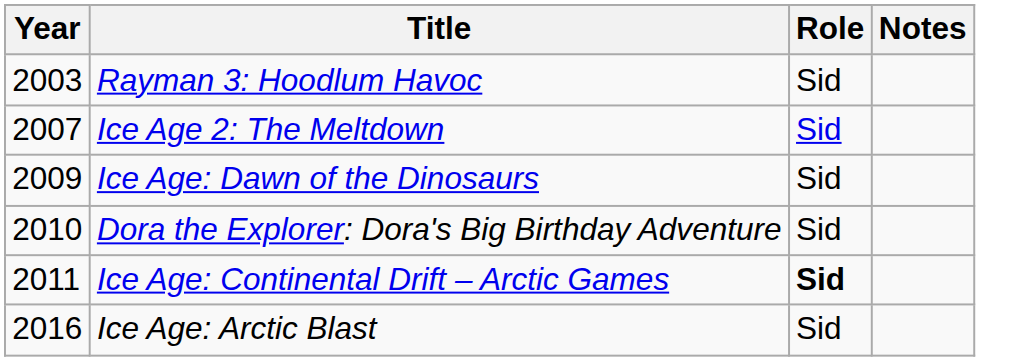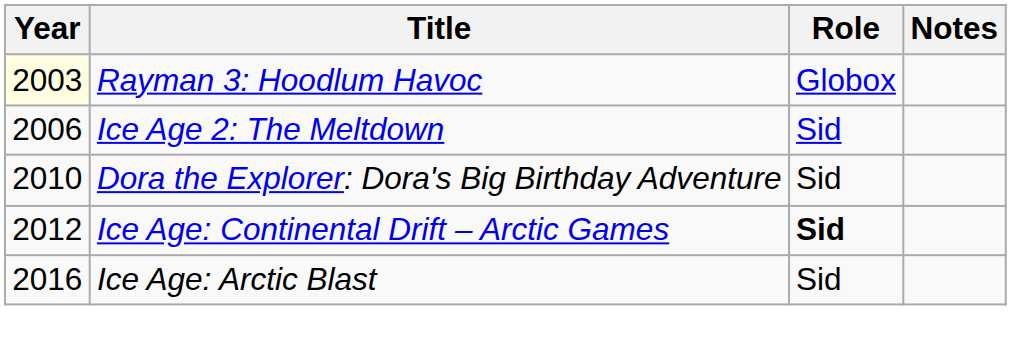(47, 79) no background -> (47, 79) lightyellow background
(819, 79) Sid -> (846, 79) Globox
(47, 129) 2007 -> (47, 129) 2006
- row: (318, 179)
(46, 279) 2011 -> (47, 229) 2012
